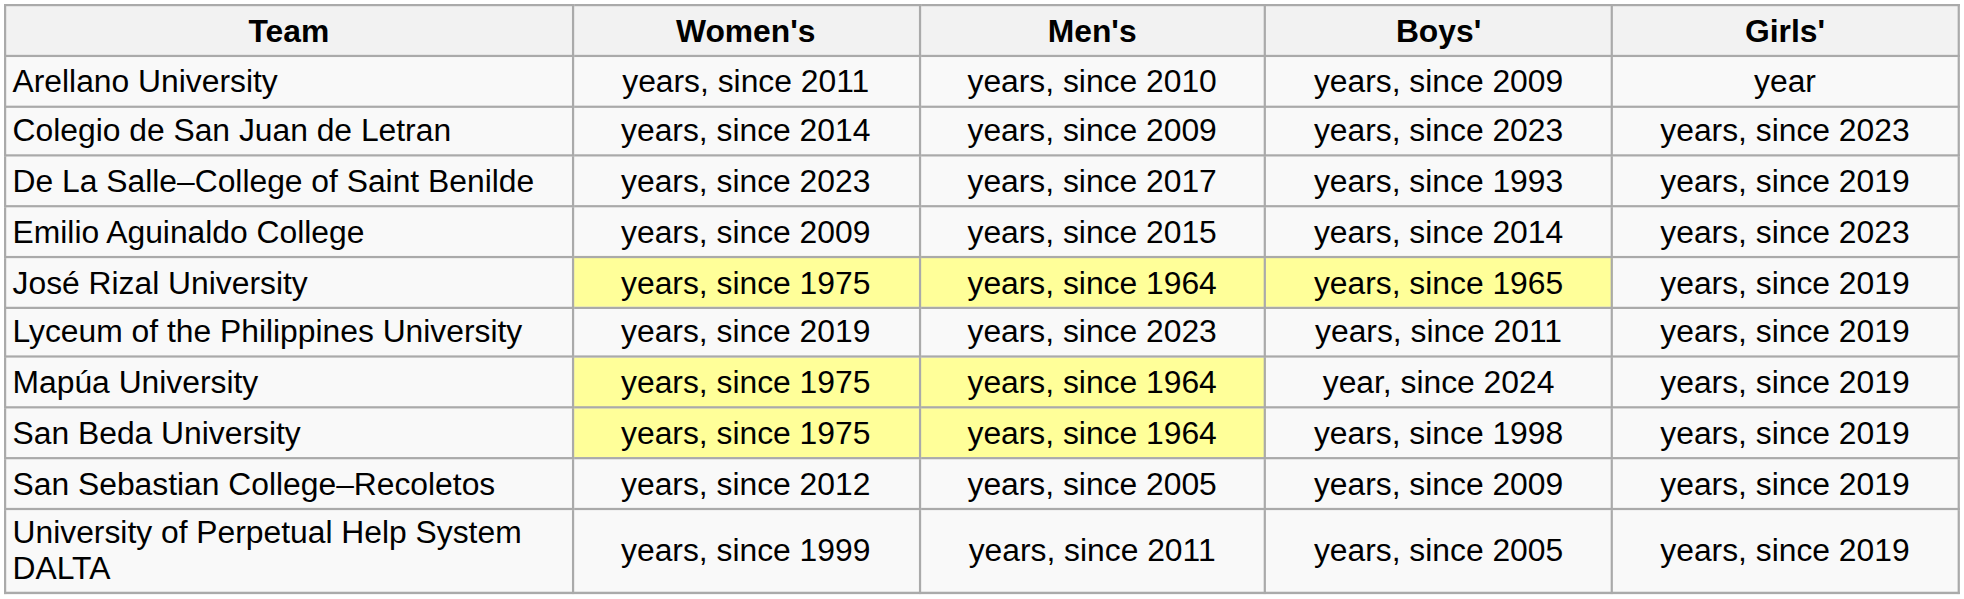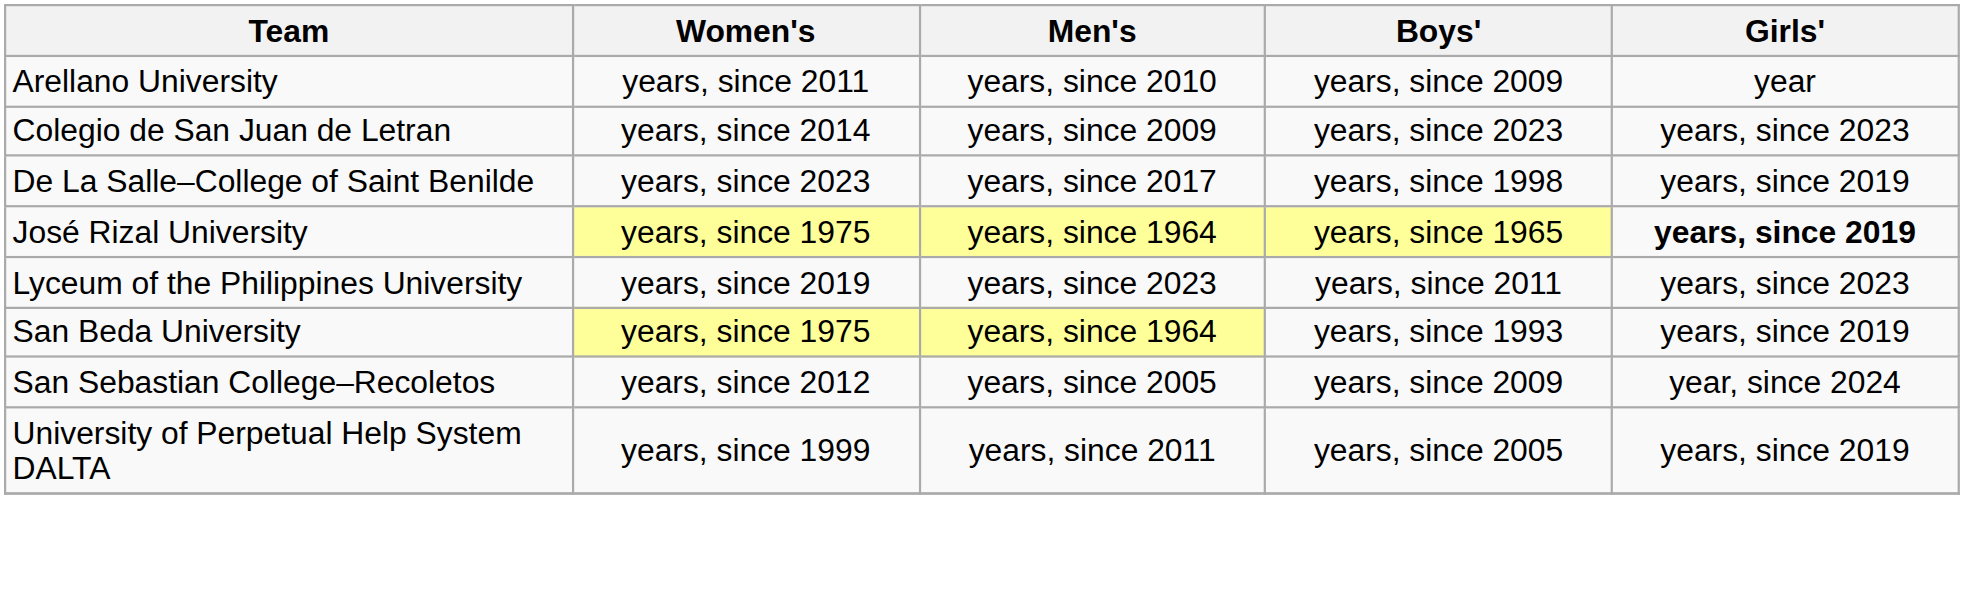(1439, 181) years, since 1993 -> (1439, 181) years, since 1998
- row: (188, 232)
(1785, 282) normal -> (1785, 232) bold
(1785, 332) years, since 2019 -> (1785, 282) years, since 2023
- row: (135, 383)
(1439, 433) years, since 1998 -> (1439, 332) years, since 1993
(1785, 483) years, since 2019 -> (1785, 383) year, since 2024
